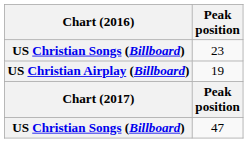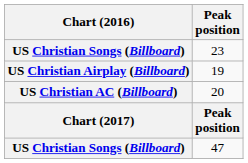+ row: (218, 92)
